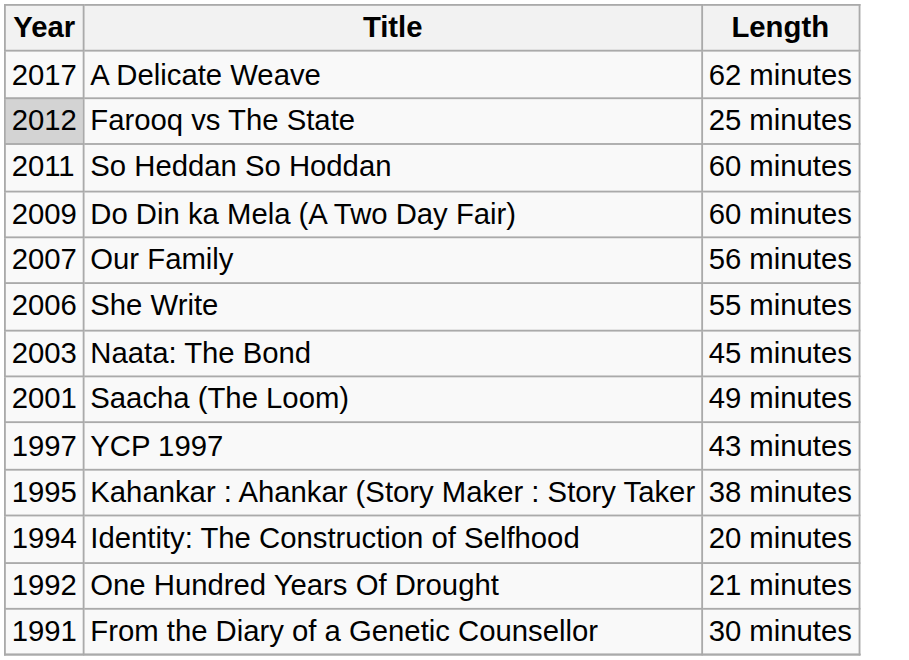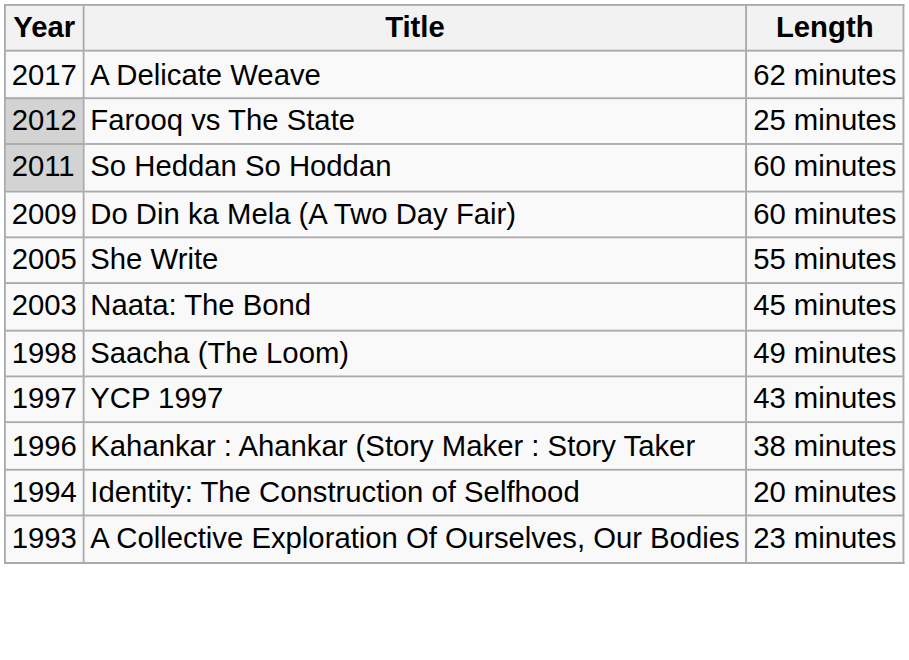(43, 167) no background -> (43, 167) lightgrey background
- row: (162, 259)
(44, 306) 2006 -> (44, 259) 2005
(44, 399) 2001 -> (44, 352) 1998
(44, 492) 1995 -> (44, 445) 1996
+ row: (415, 538)
- row: (295, 584)
- row: (344, 631)
